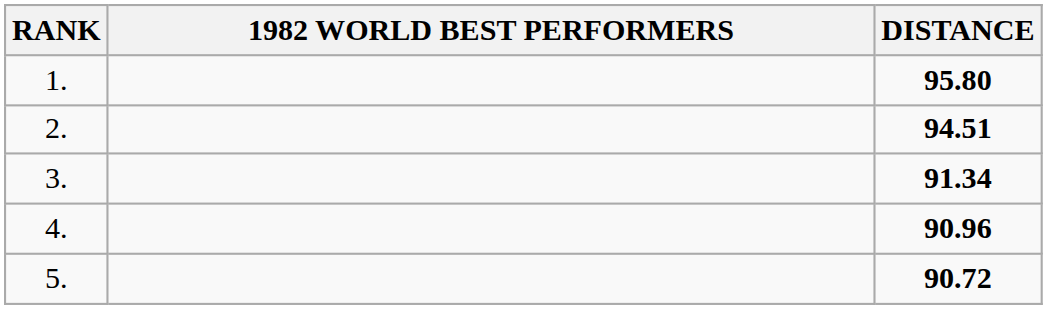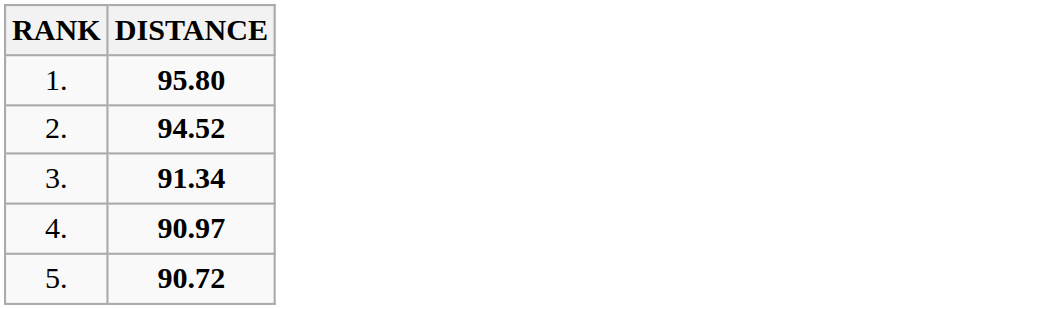- column: (491, 29)
(958, 128) 94.51 -> (191, 128) 94.52
(958, 228) 90.96 -> (191, 228) 90.97
